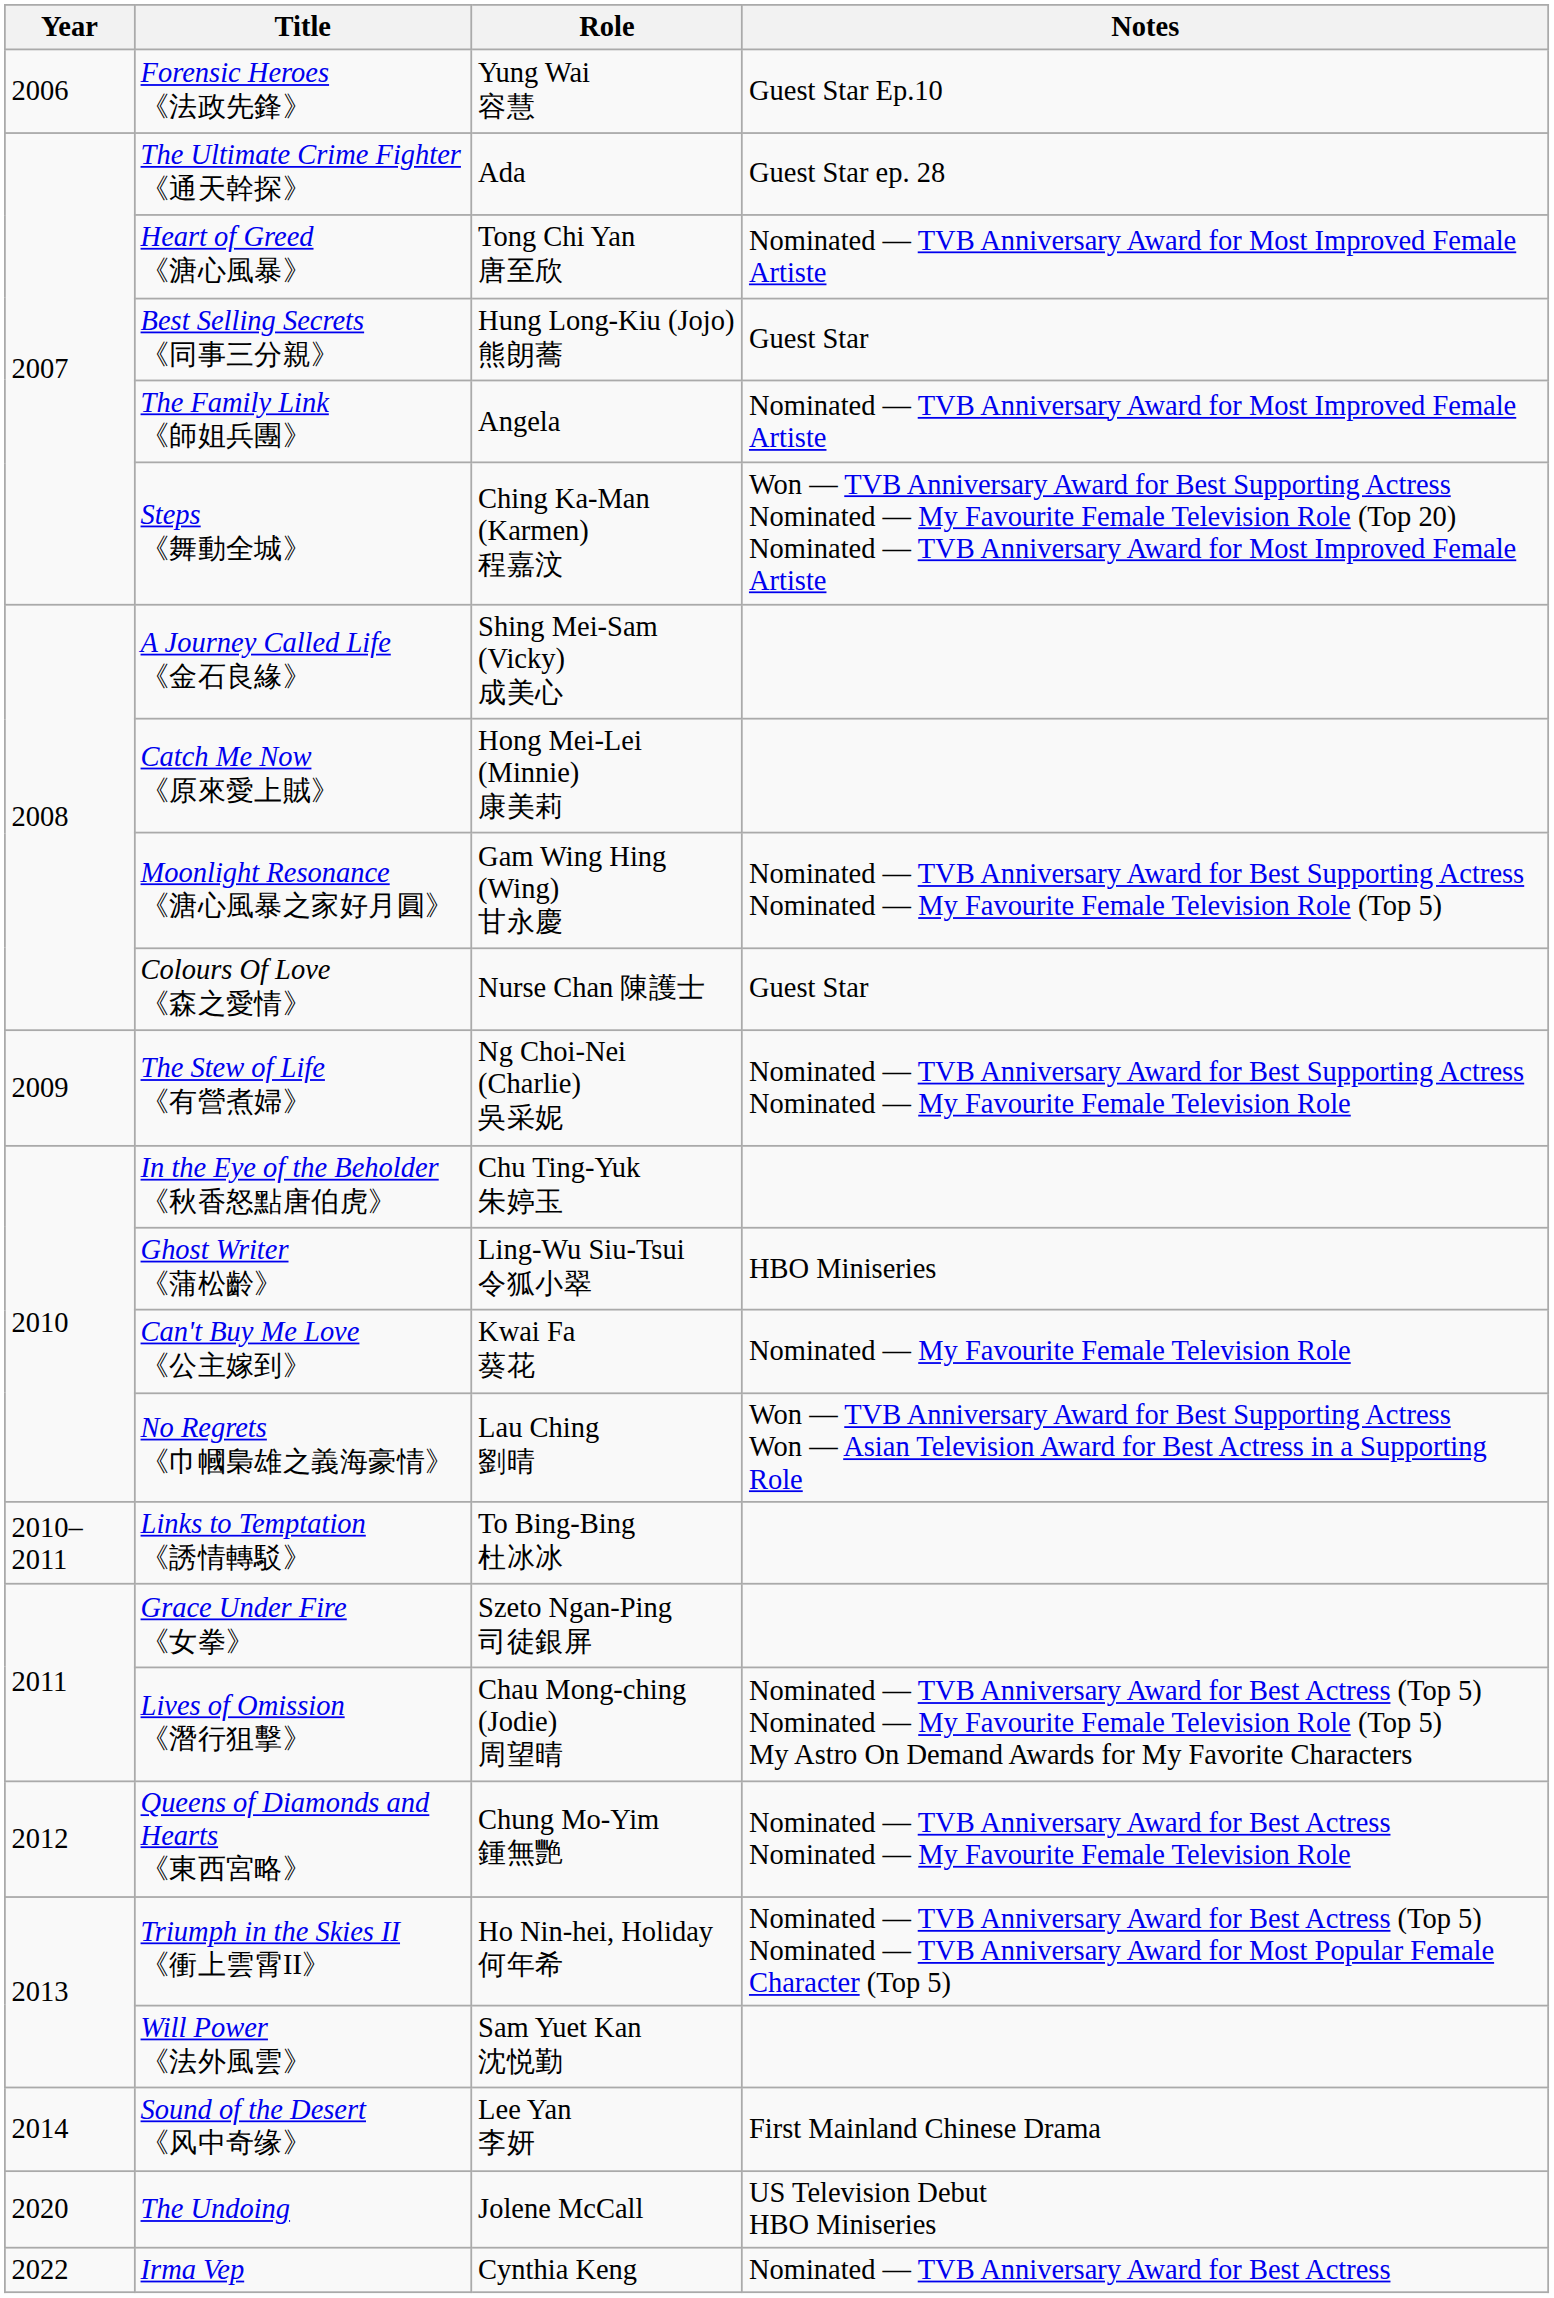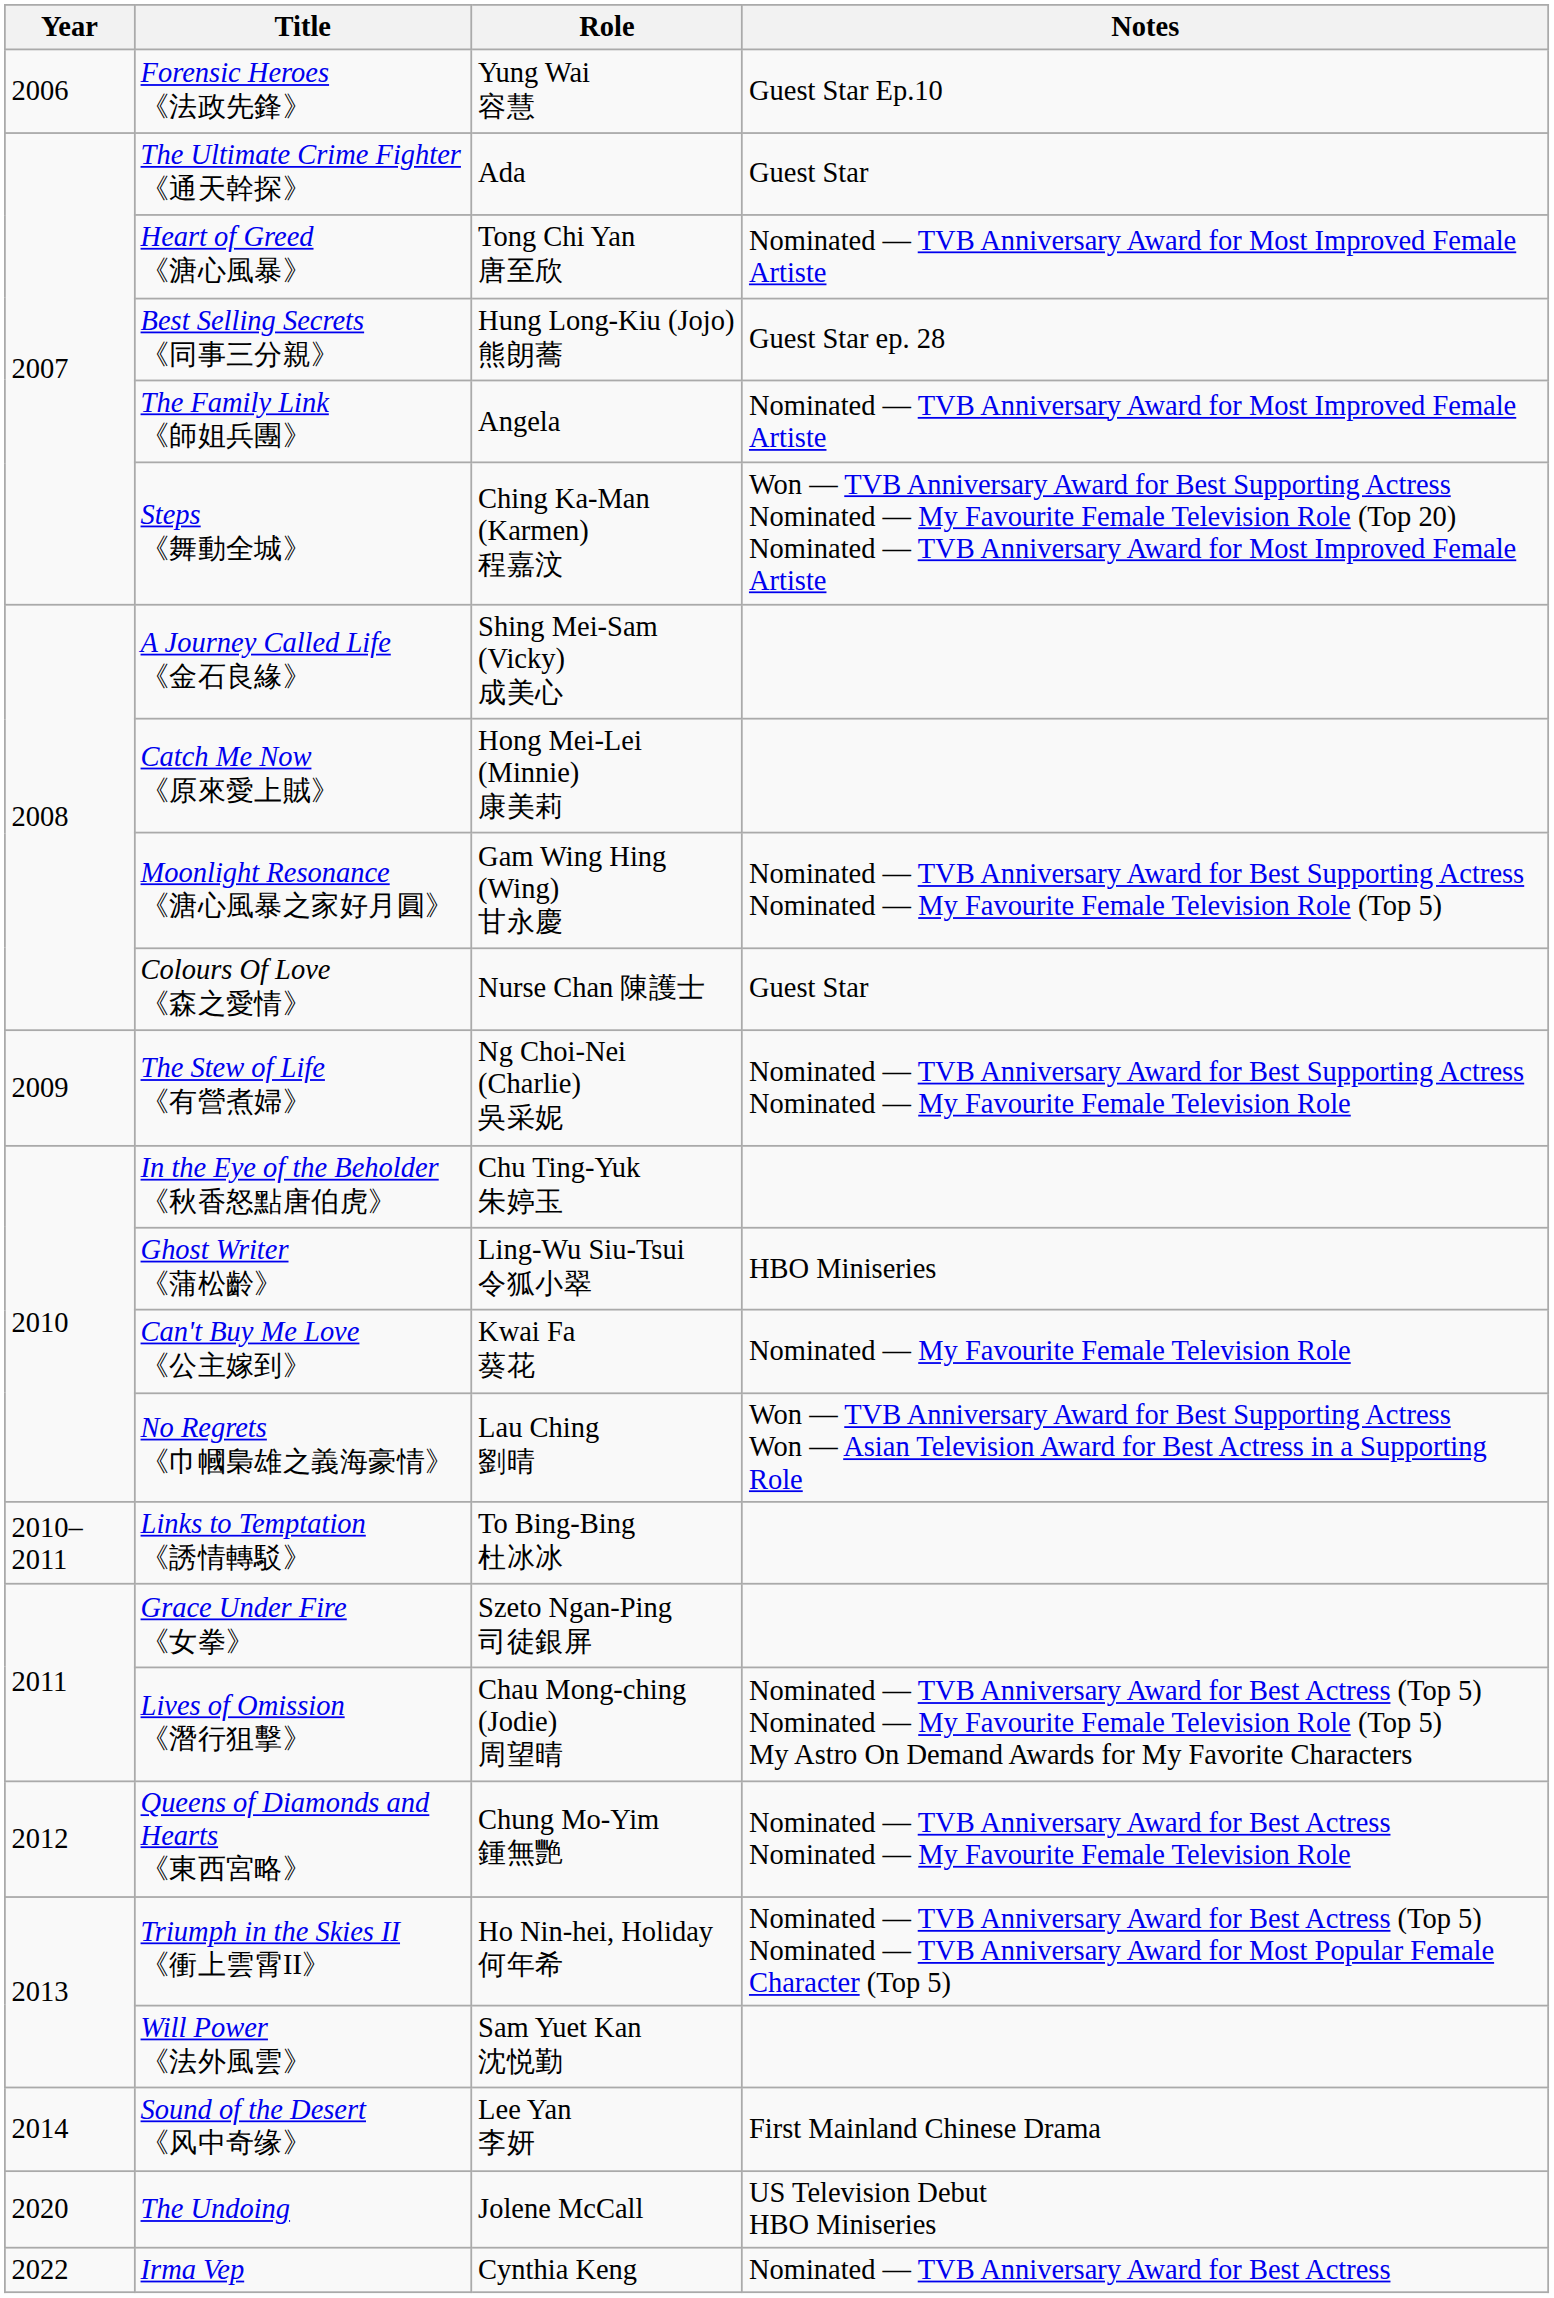(847, 173) Guest Star ep. 28 -> (809, 173) Guest Star
(809, 338) Guest Star -> (847, 338) Guest Star ep. 28
